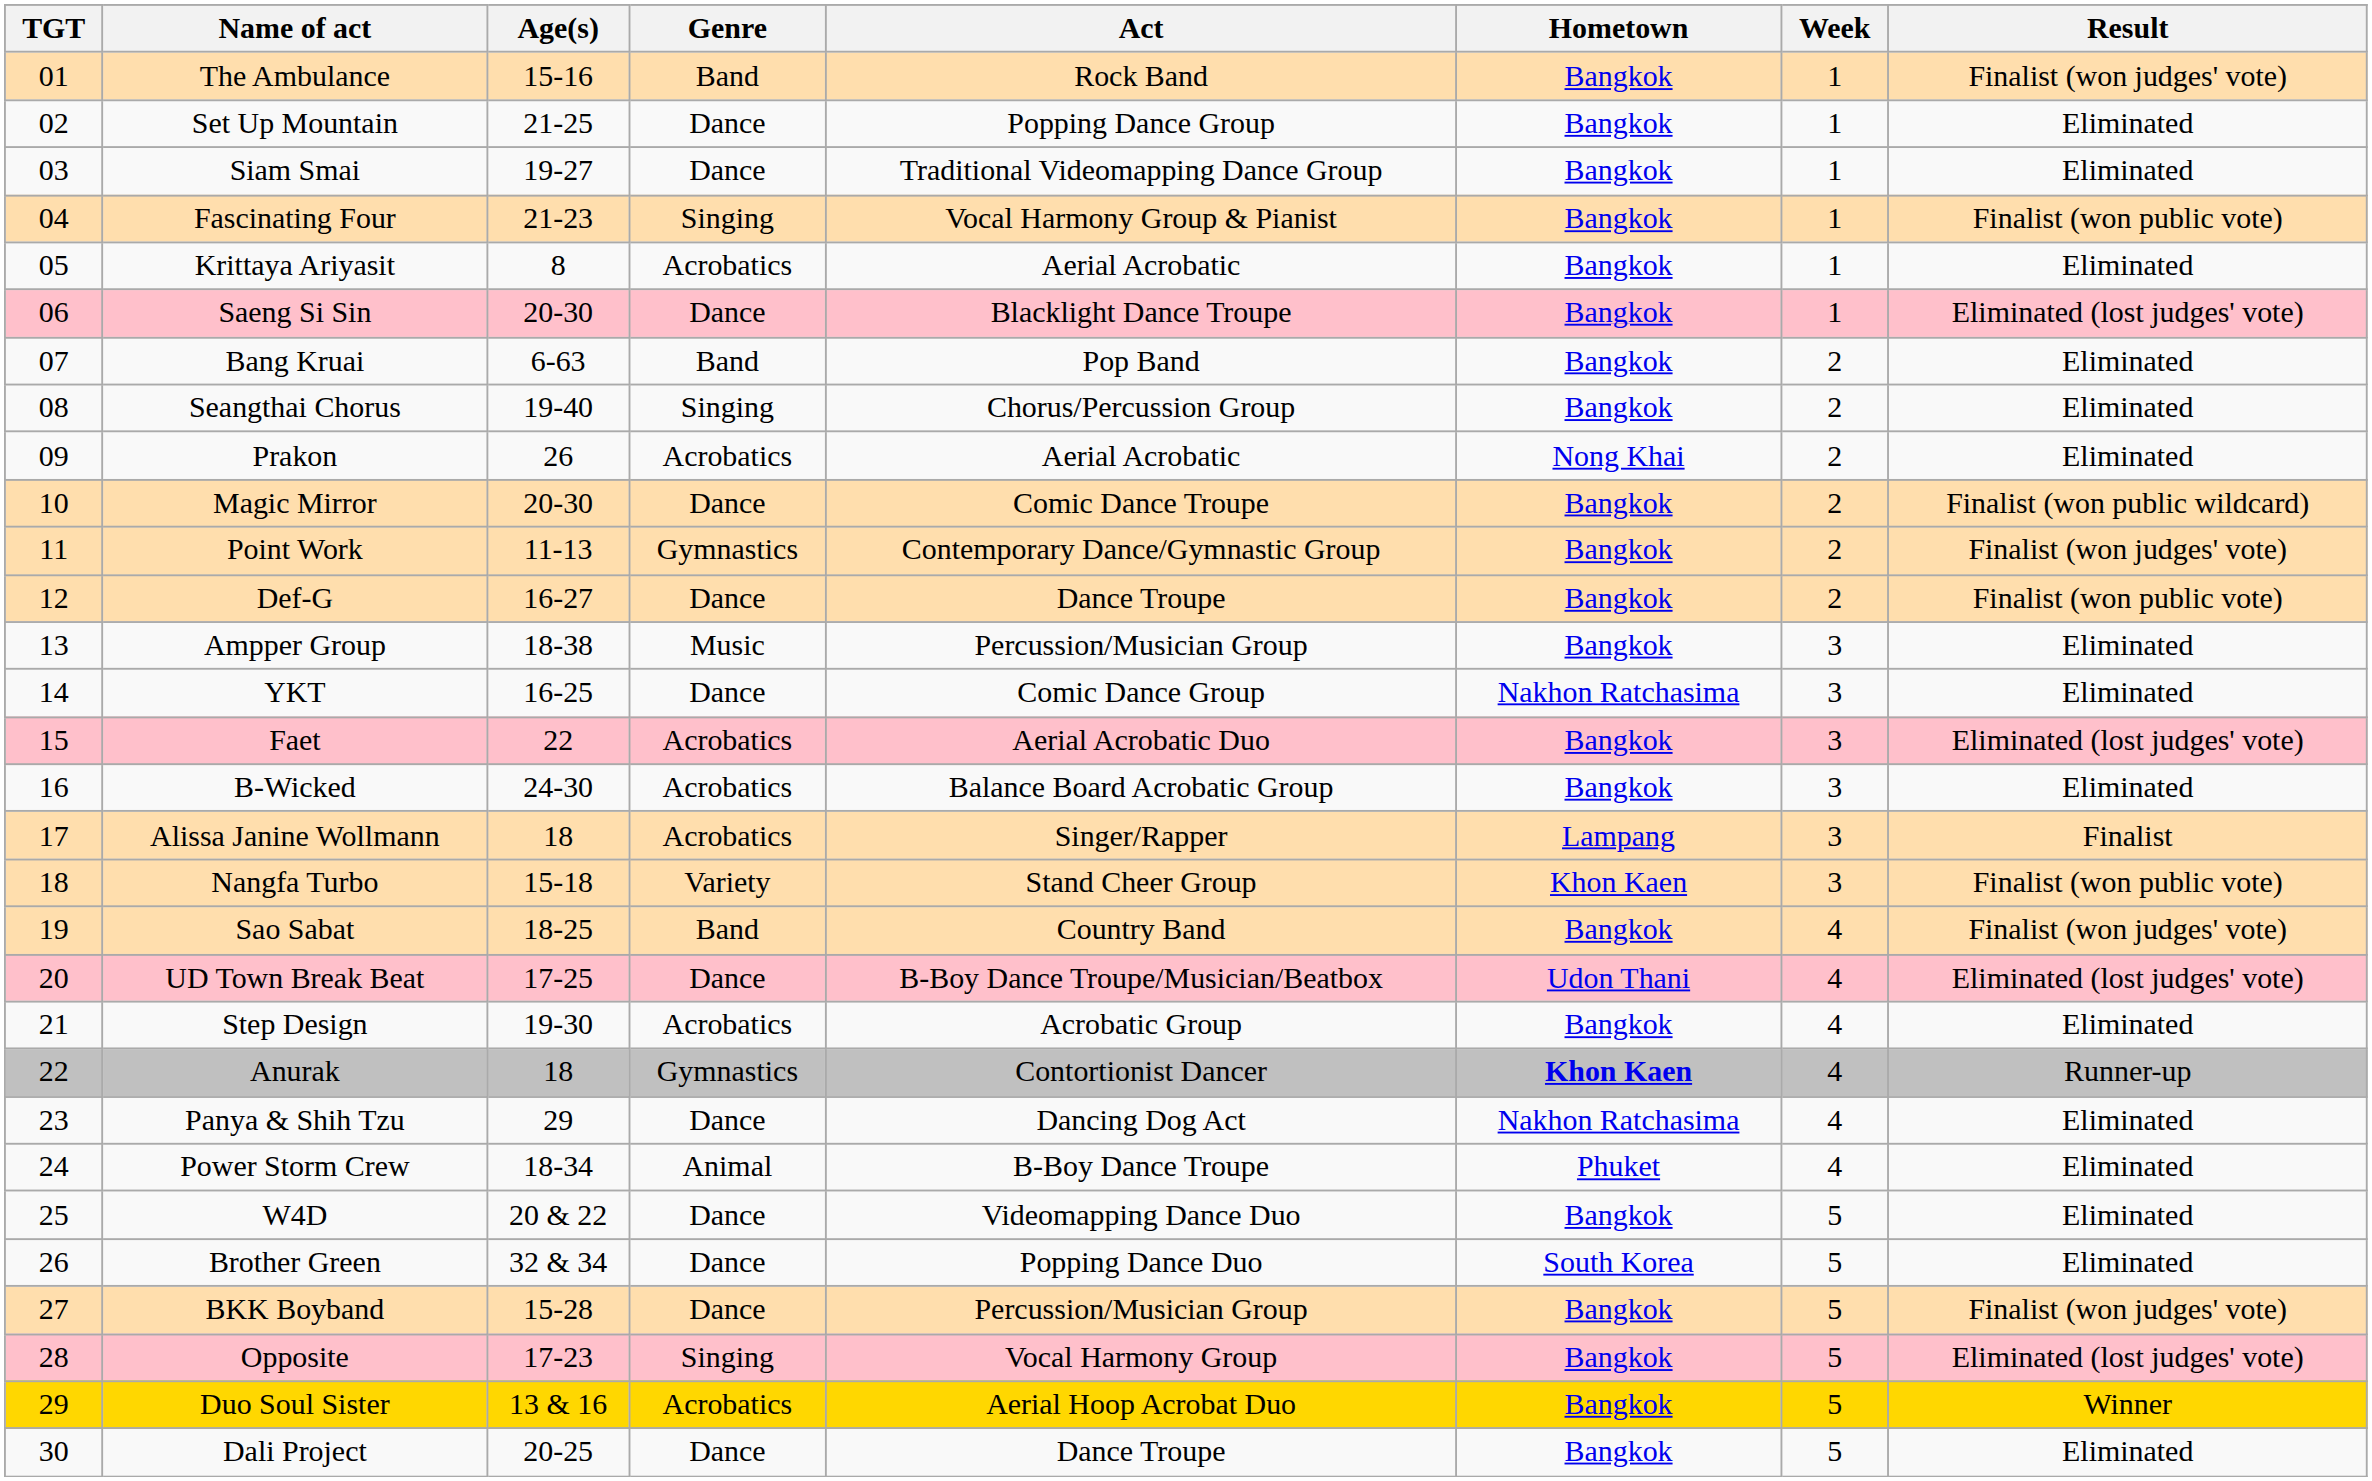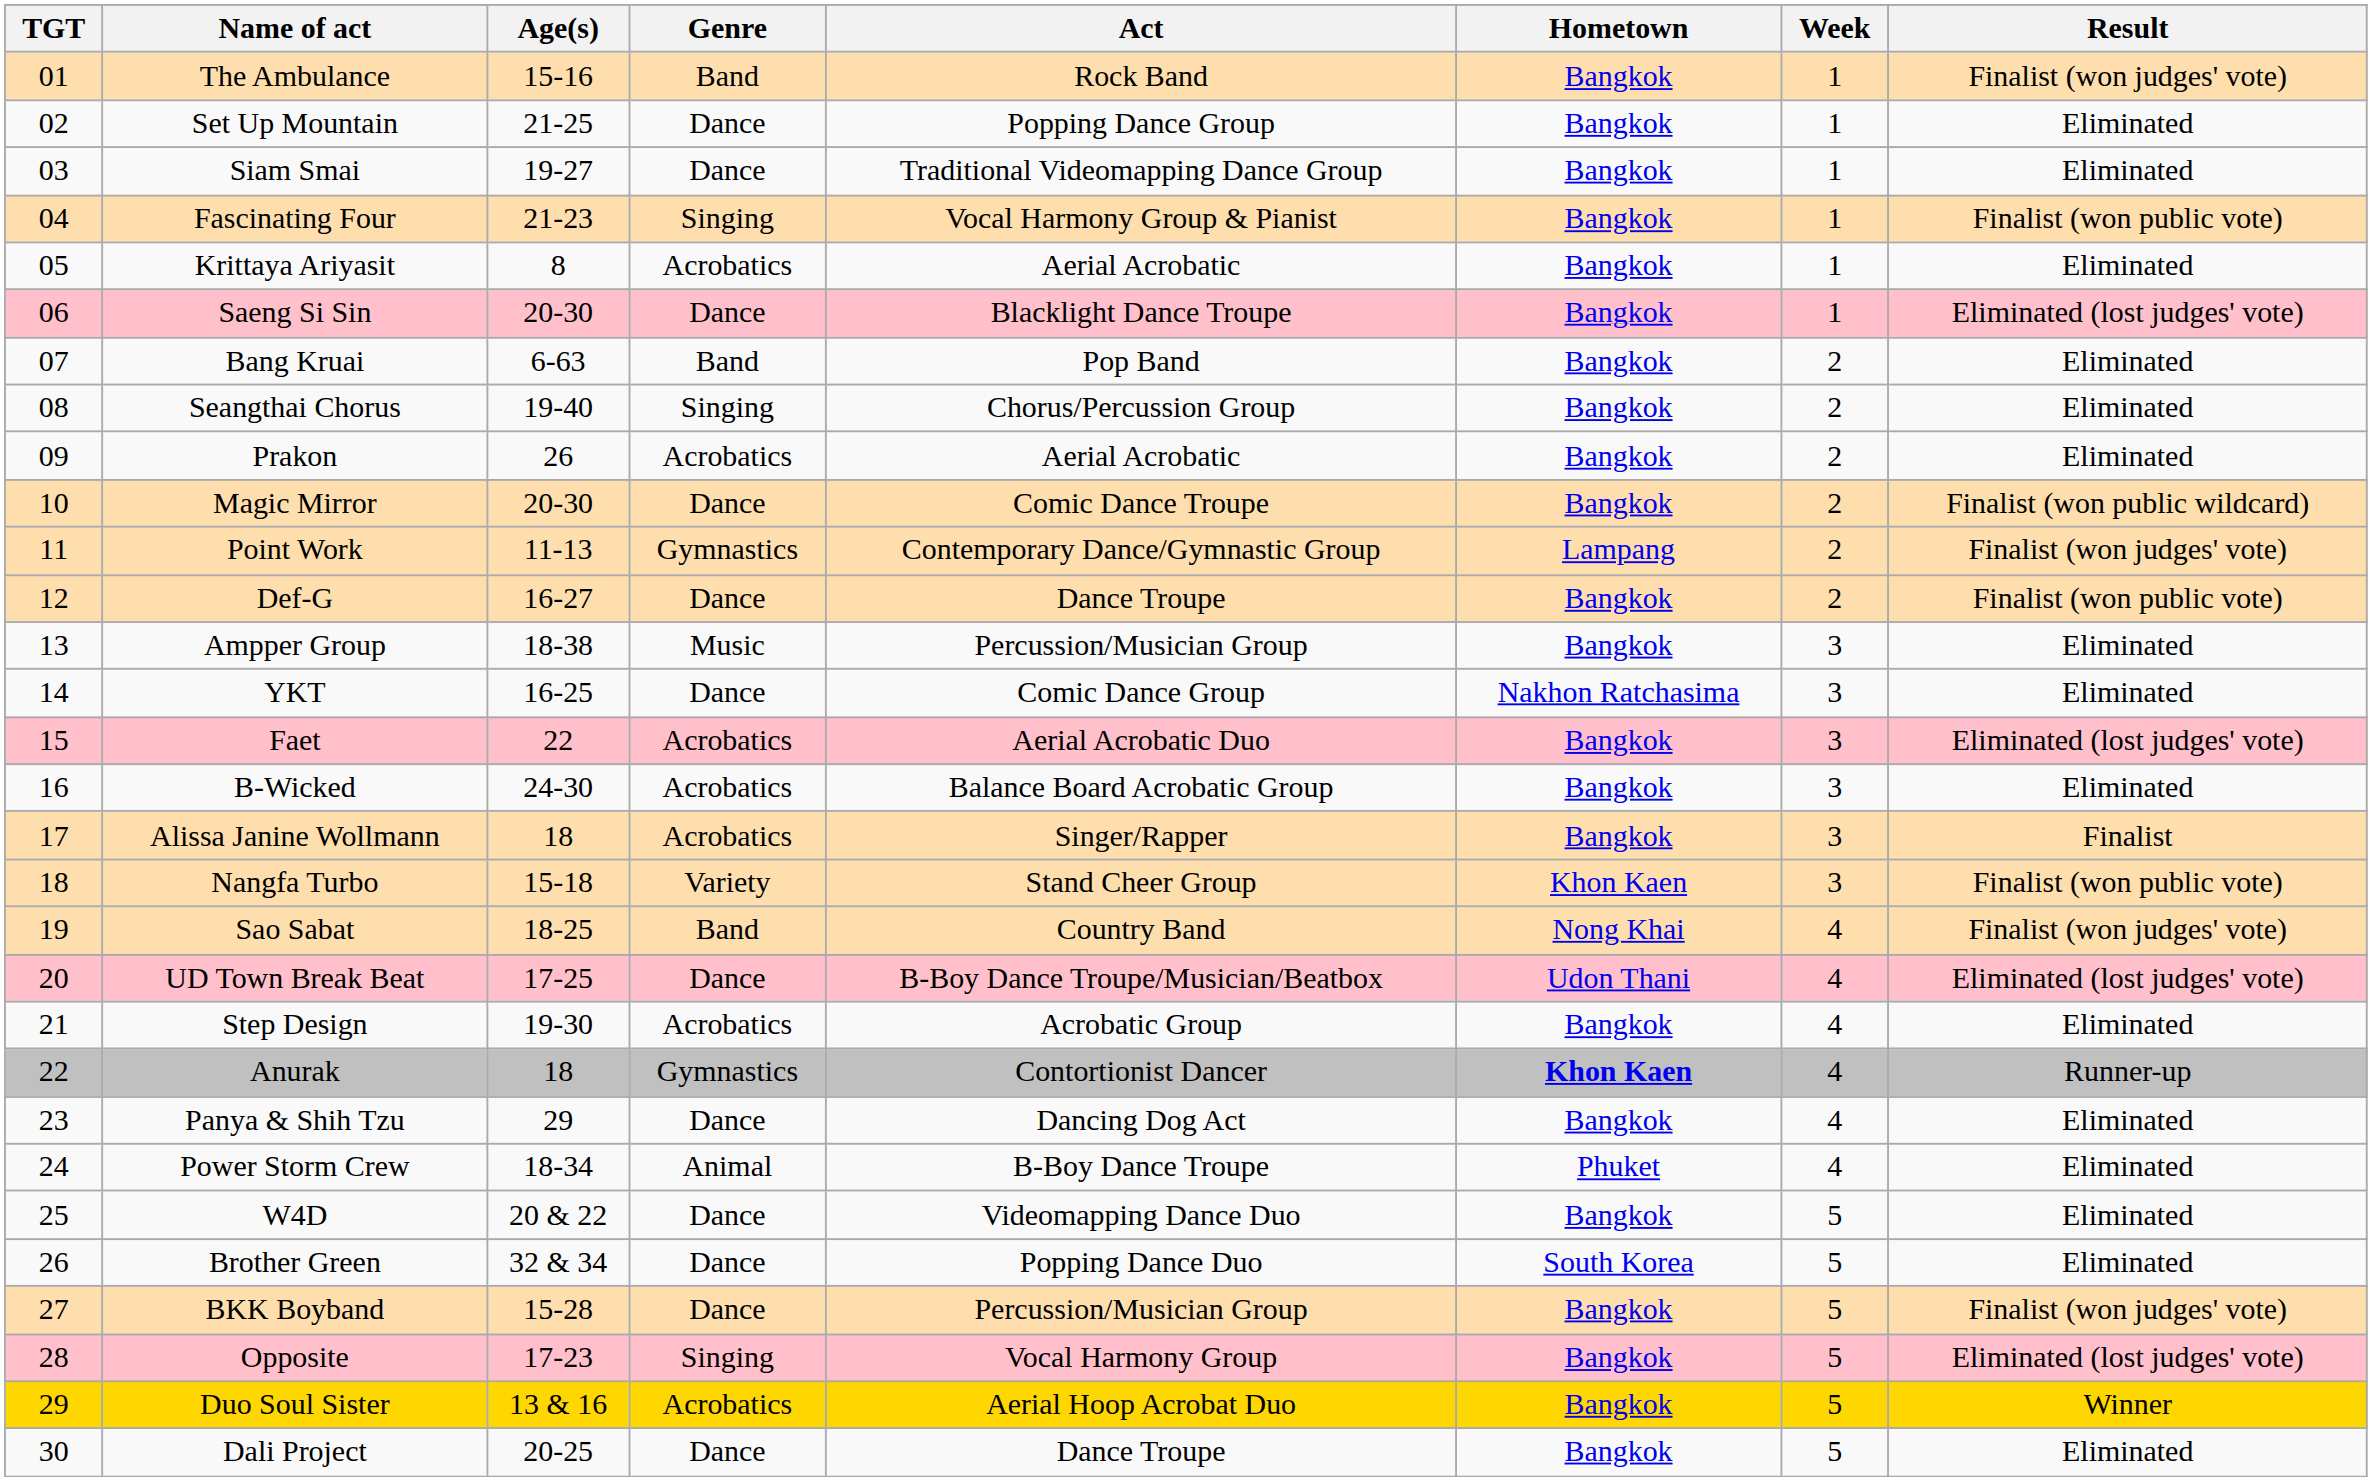(1619, 455) Nong Khai -> (1619, 455) Bangkok
(1619, 550) Bangkok -> (1619, 550) Lampang
(1619, 834) Lampang -> (1619, 834) Bangkok
(1619, 929) Bangkok -> (1619, 929) Nong Khai
(1619, 1119) Nakhon Ratchasima -> (1619, 1119) Bangkok
